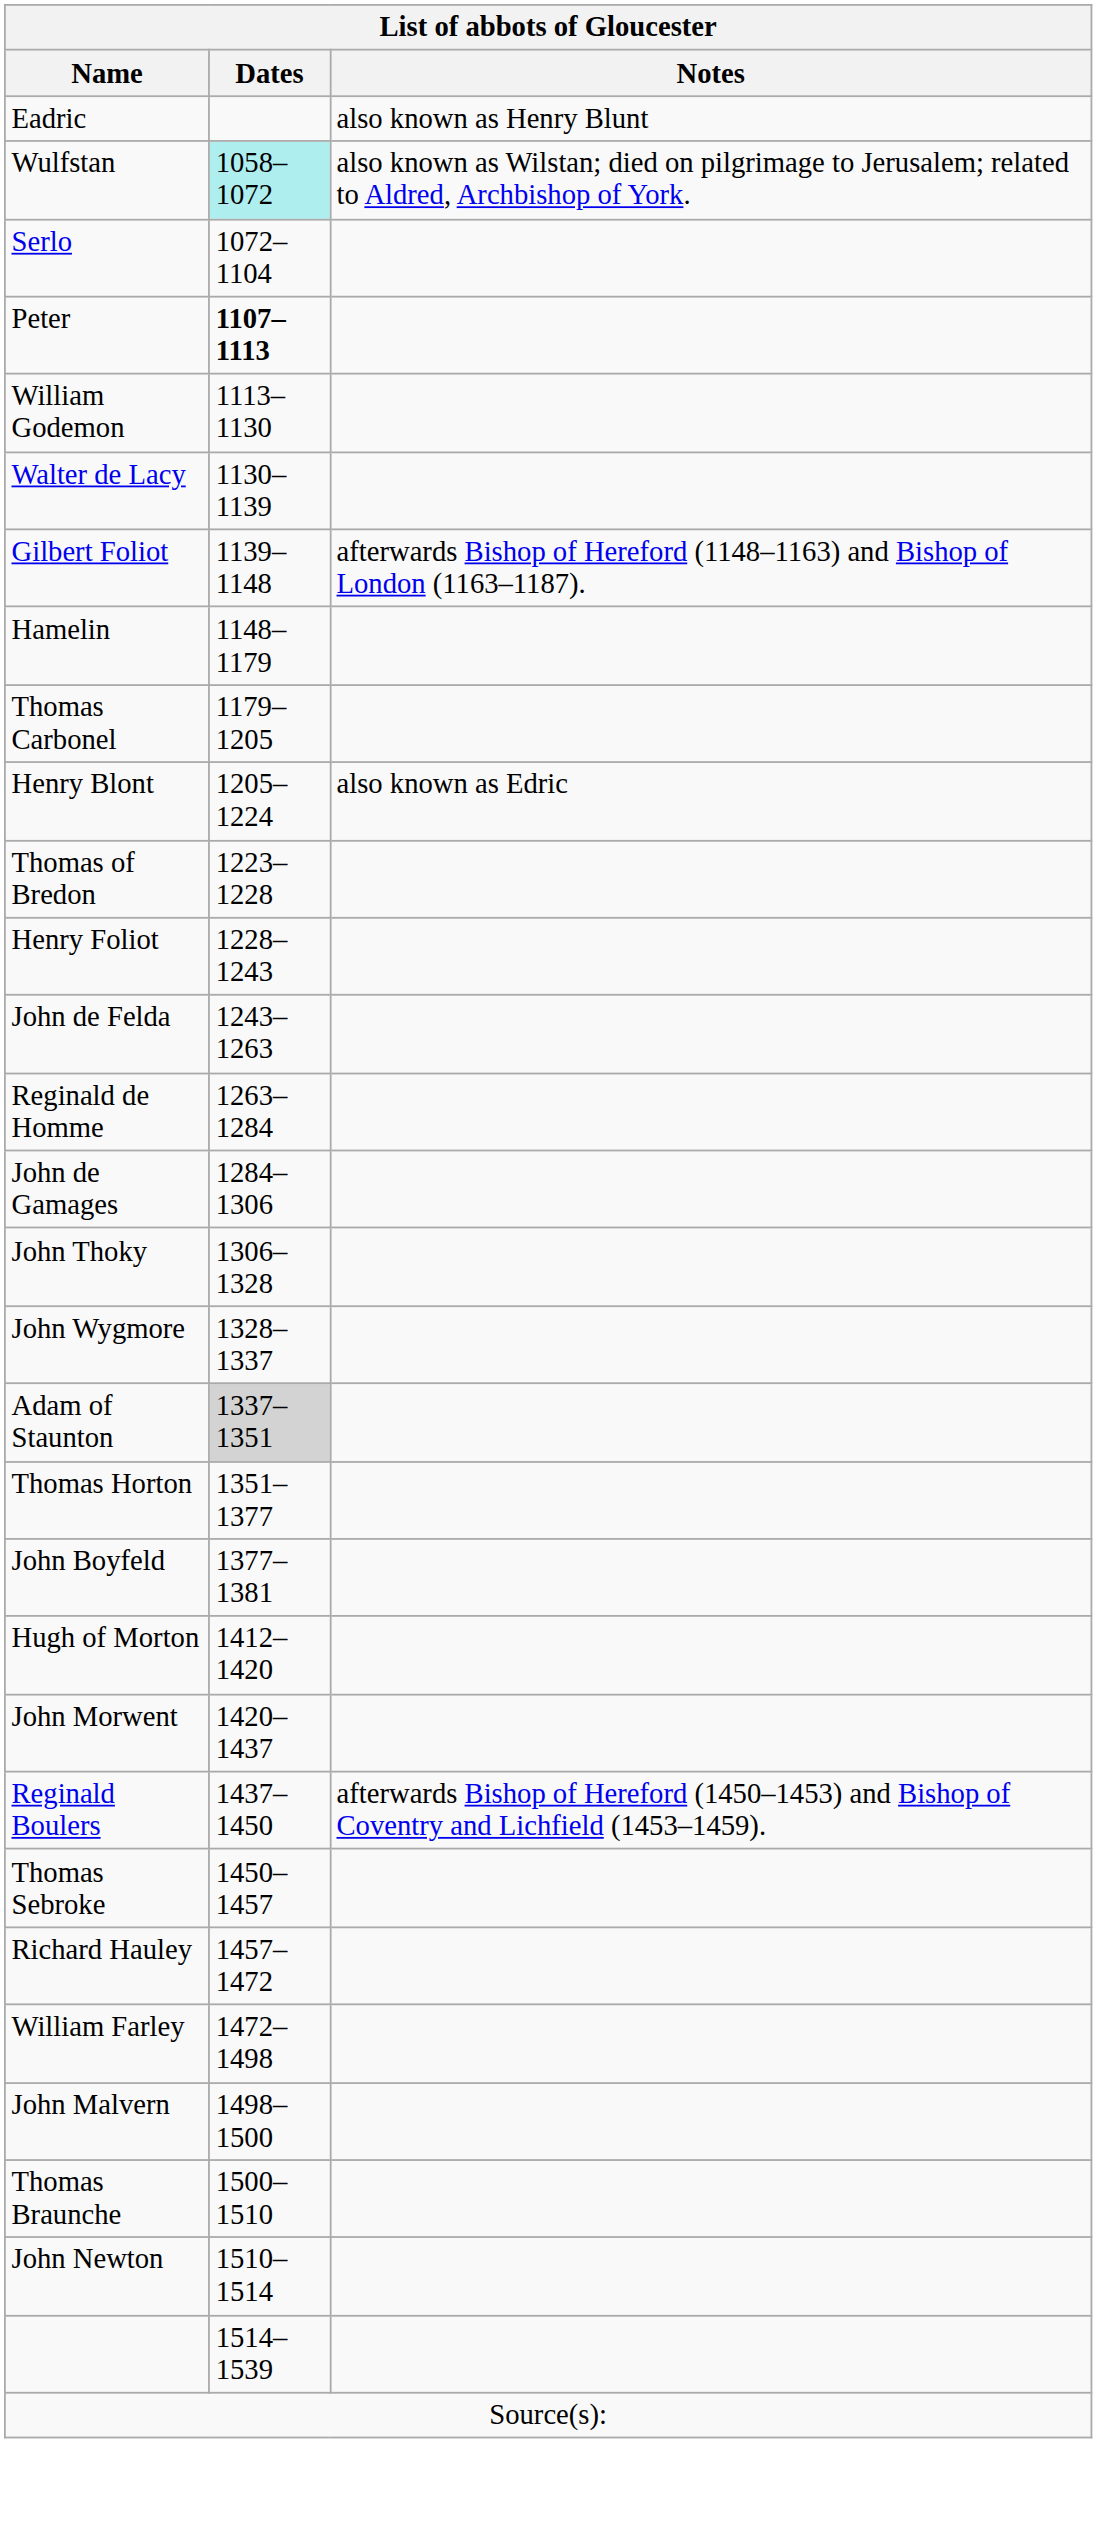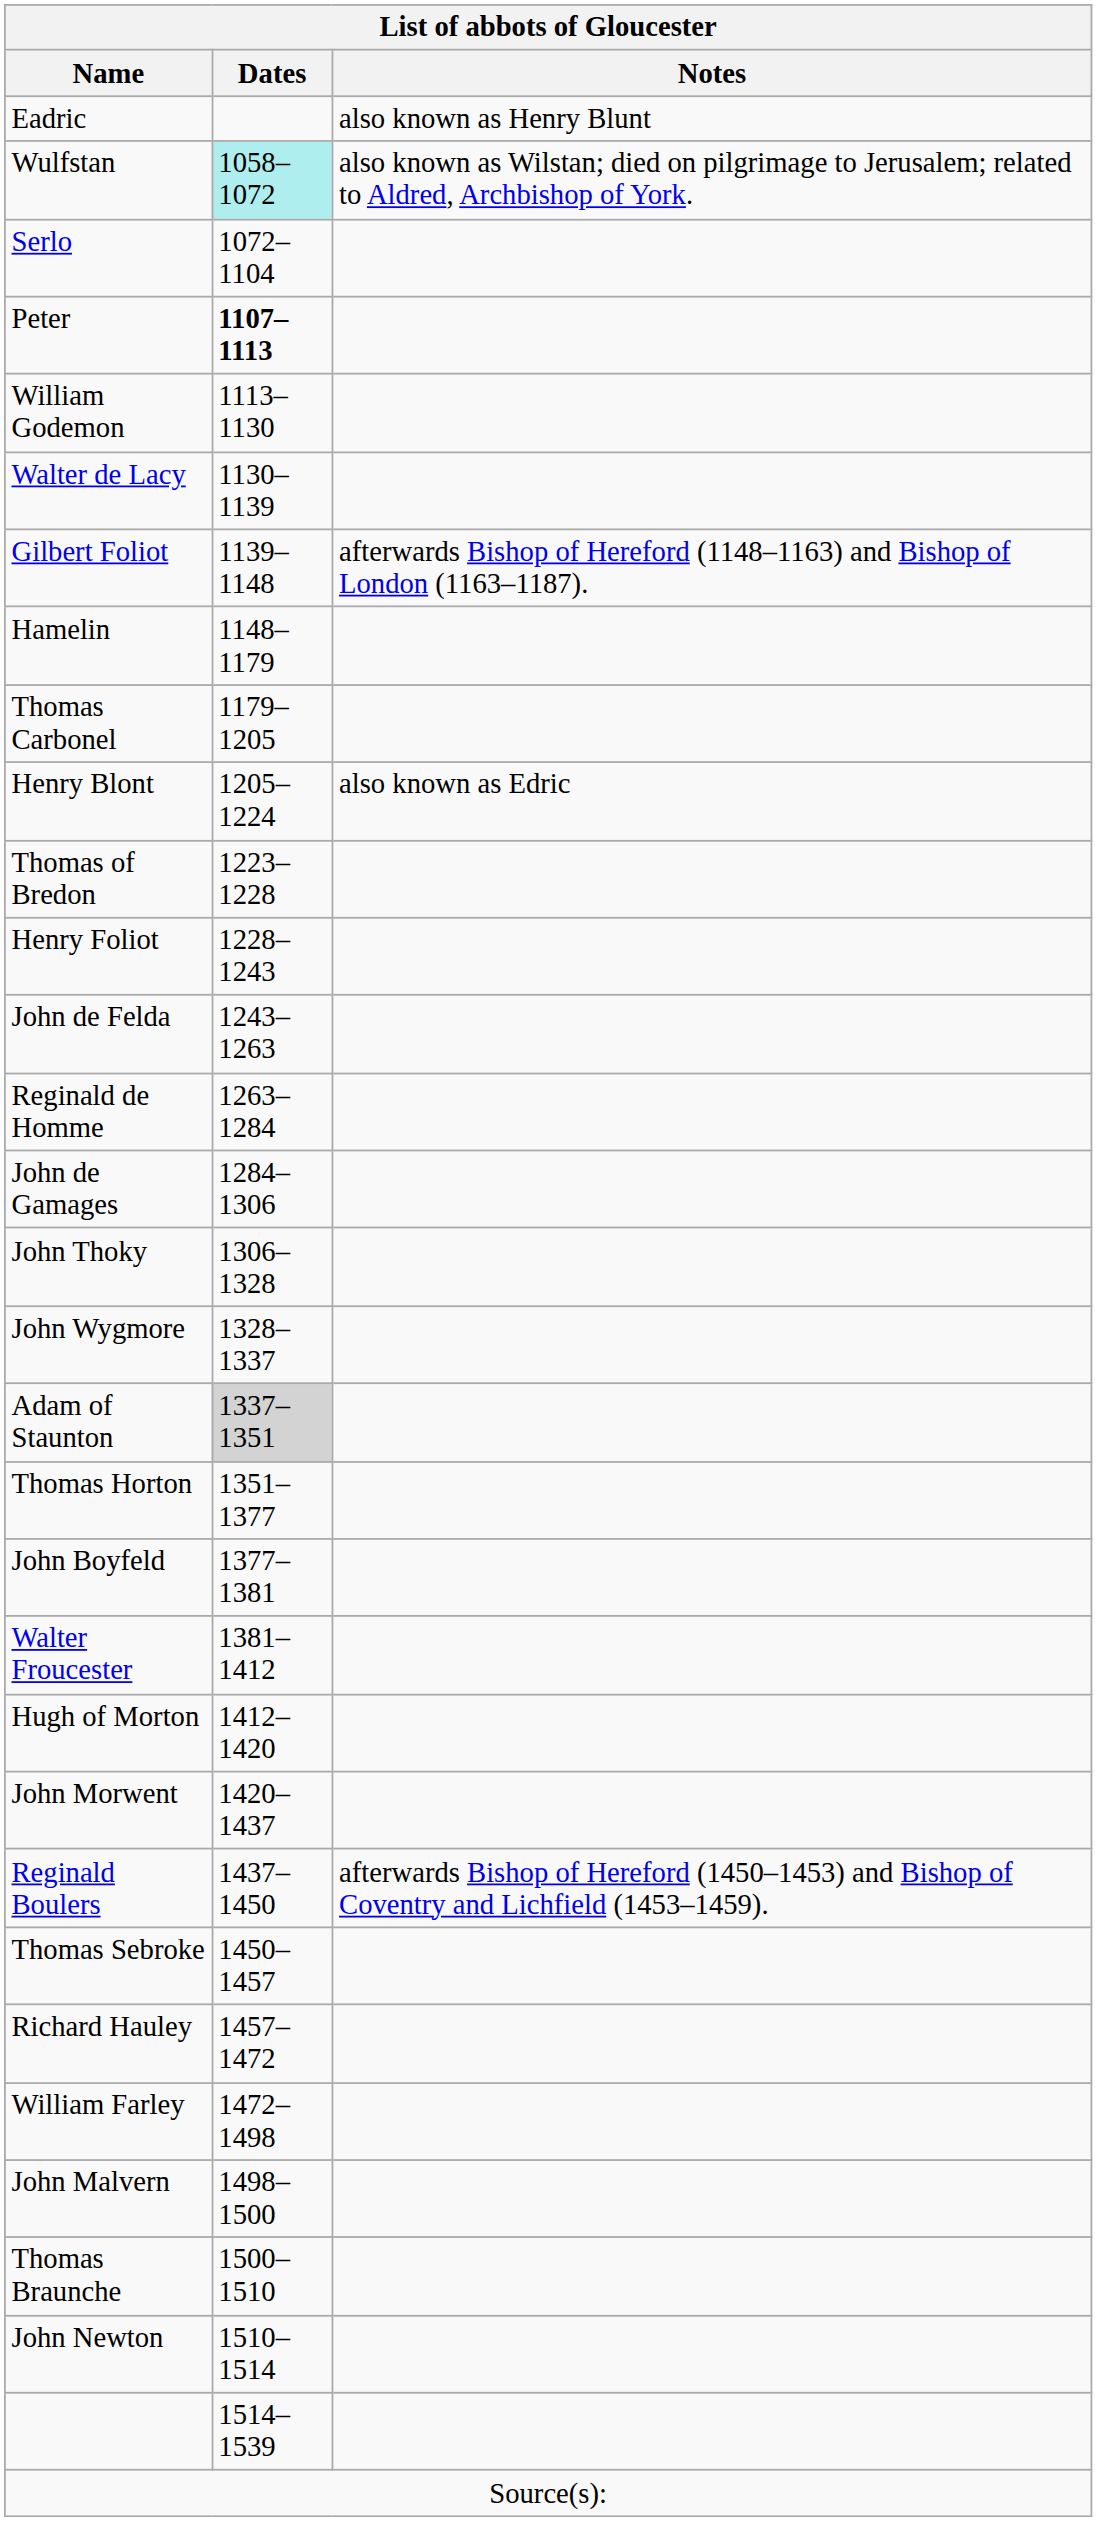+ row: (72, 1654)
